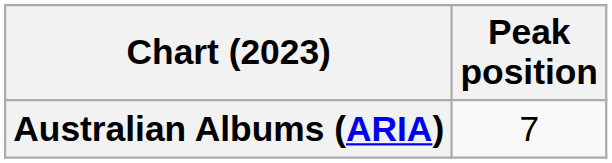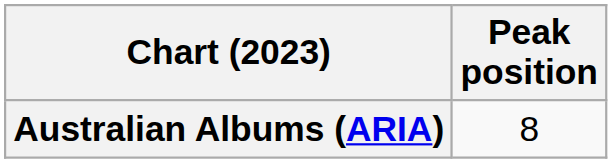(529, 128) 7 -> (529, 128) 8
